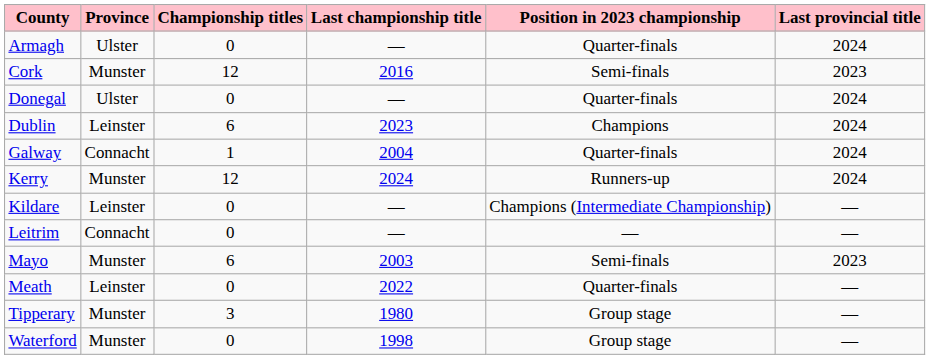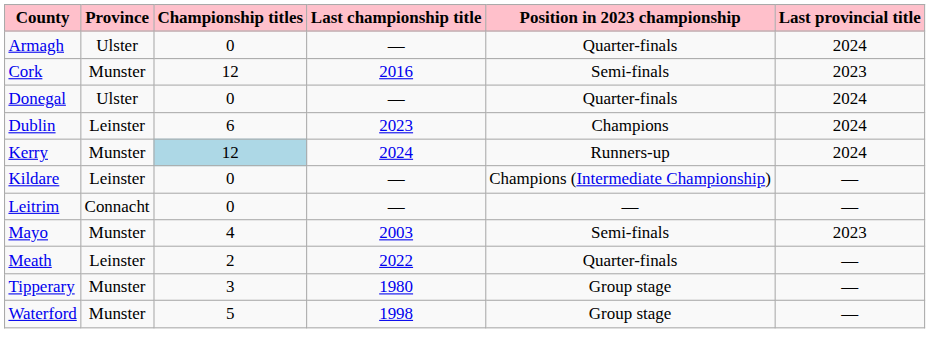- row: (35, 152)
(230, 179) no background -> (230, 152) lightblue background
(230, 260) 6 -> (230, 233) 4
(230, 286) 0 -> (230, 260) 2
(230, 340) 0 -> (230, 313) 5
